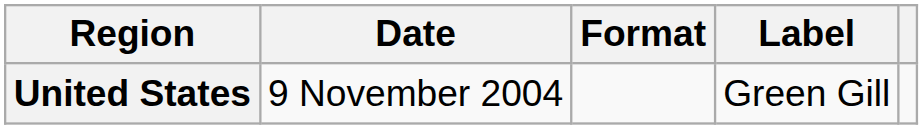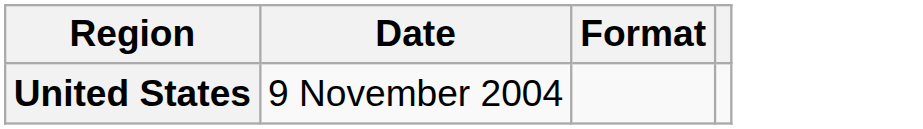- column: (807, 33)
